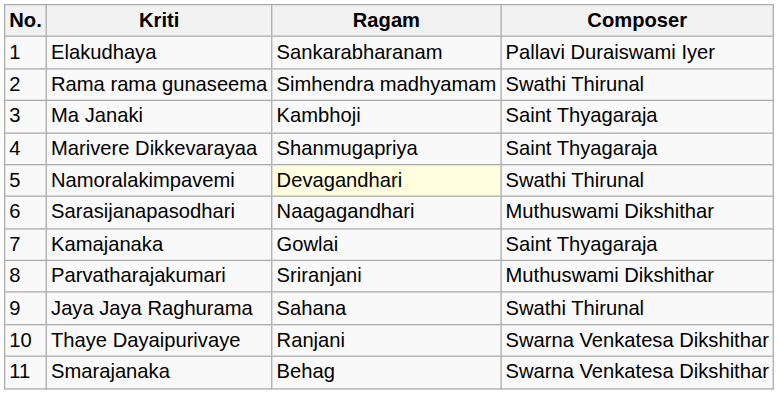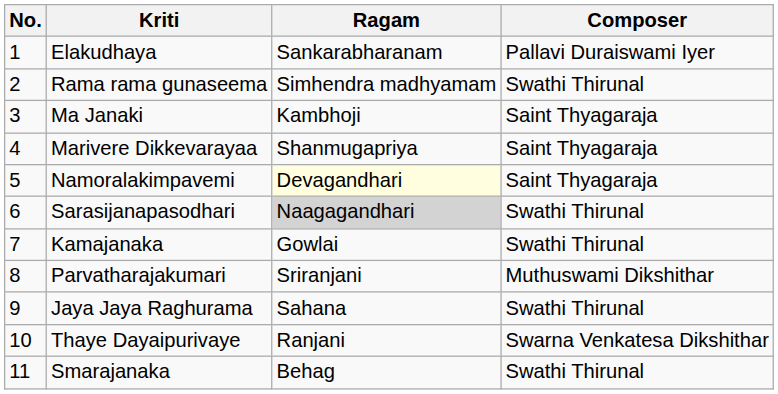(575, 180) Swathi Thirunal -> (582, 180) Saint Thyagaraja
(346, 212) no background -> (346, 212) lightgrey background
(610, 212) Muthuswami Dikshithar -> (575, 212) Swathi Thirunal
(582, 244) Saint Thyagaraja -> (575, 244) Swathi Thirunal
(637, 372) Swarna Venkatesa Dikshithar -> (575, 372) Swathi Thirunal
